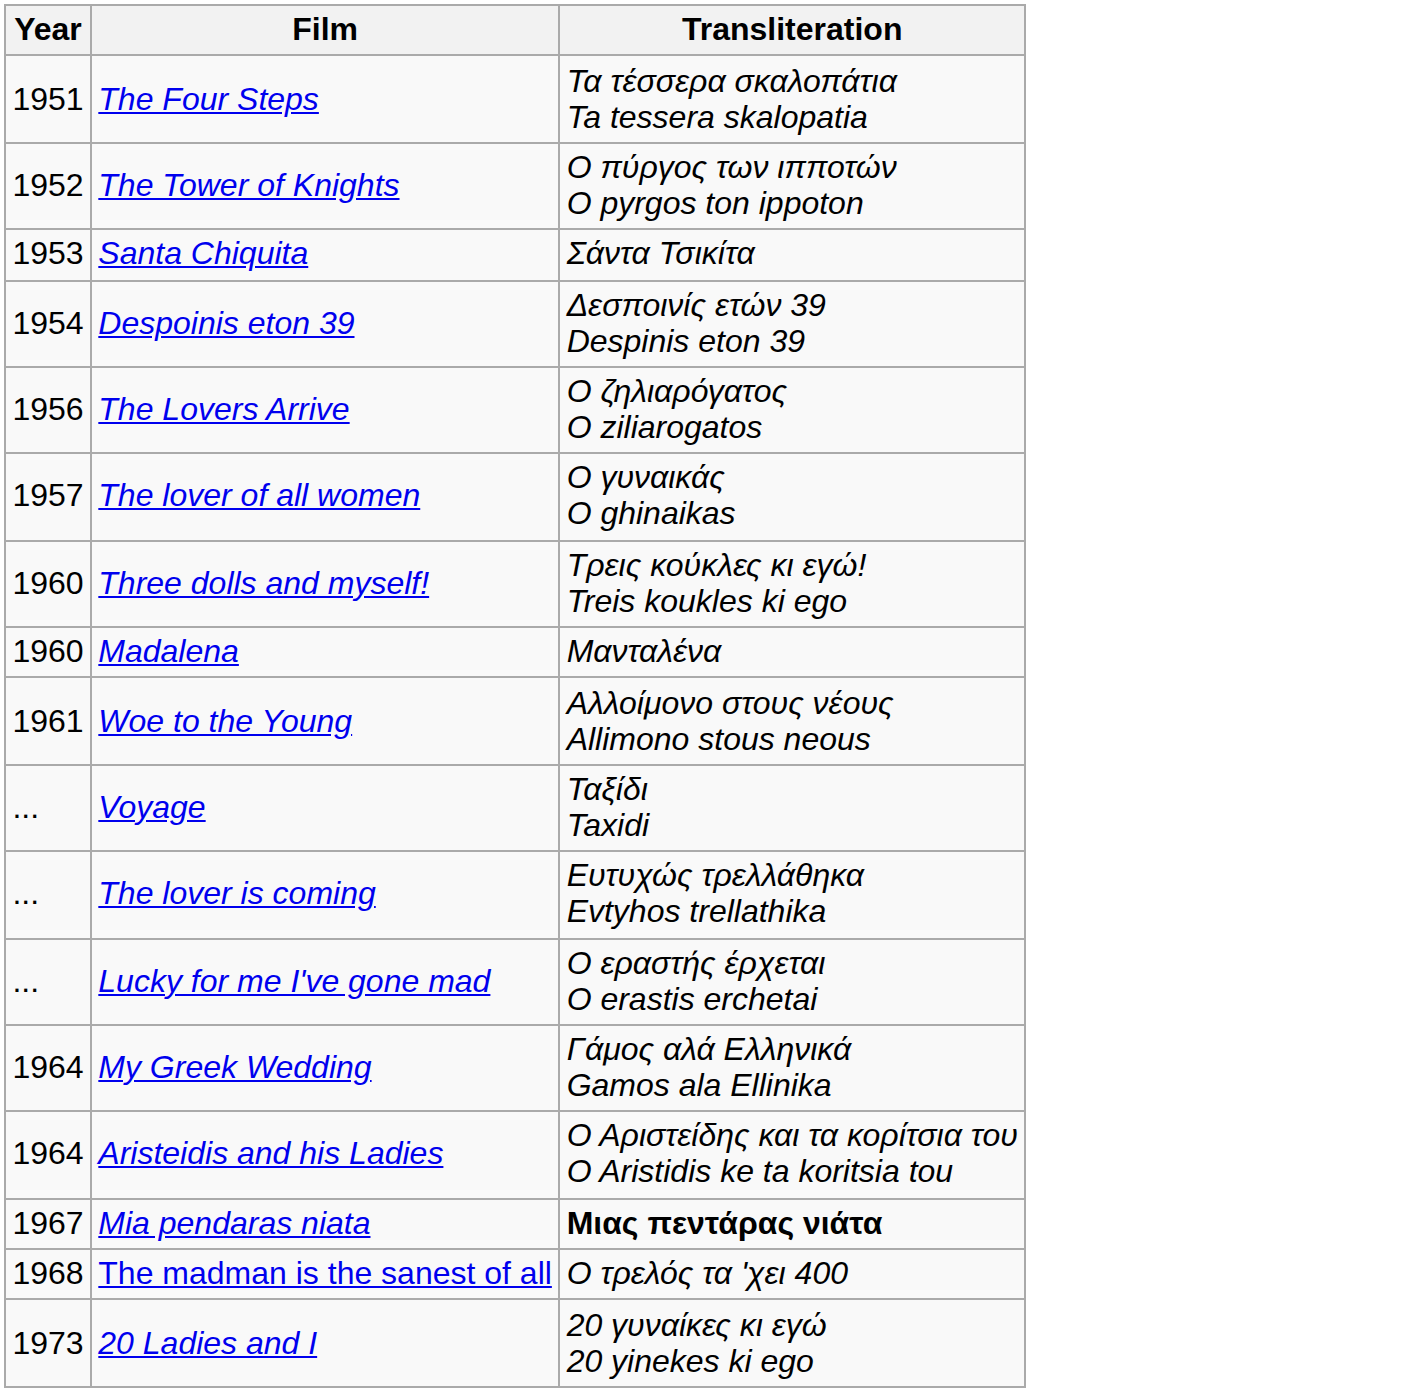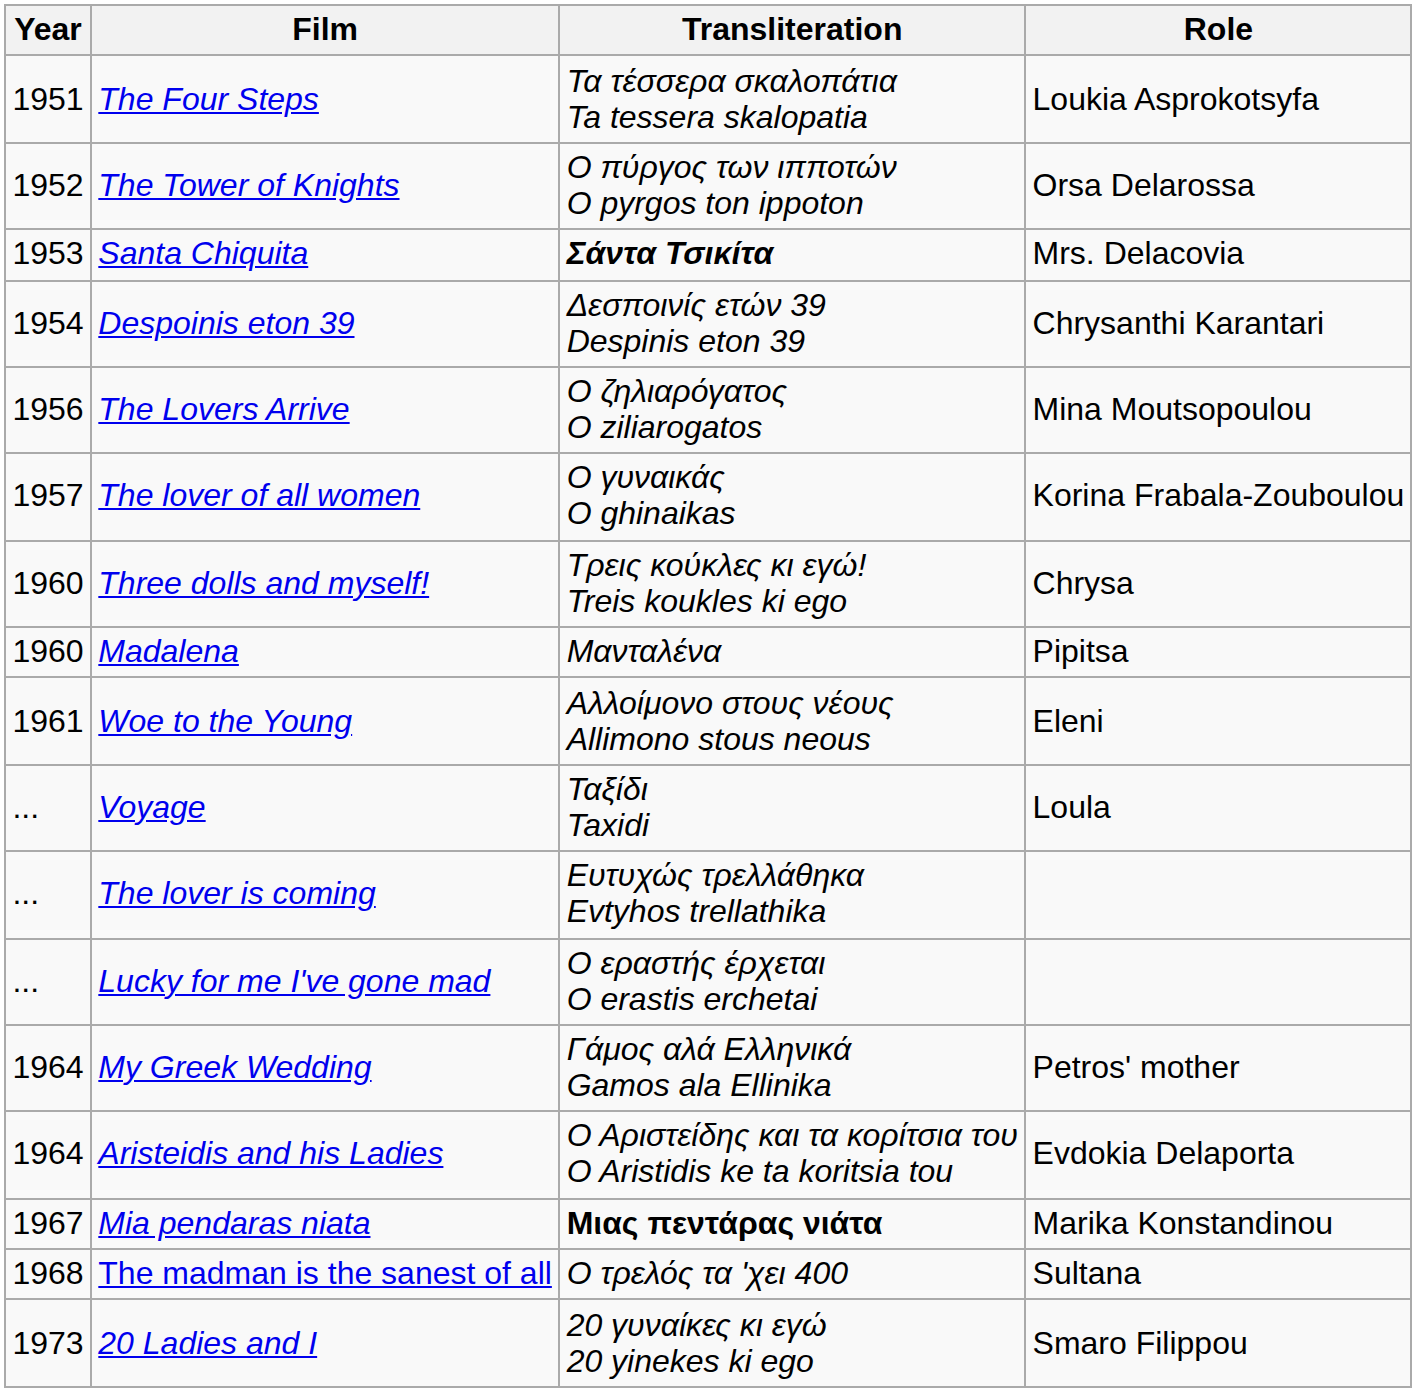+ column: (1218, 29)
(661, 254) normal -> (670, 254) bold
